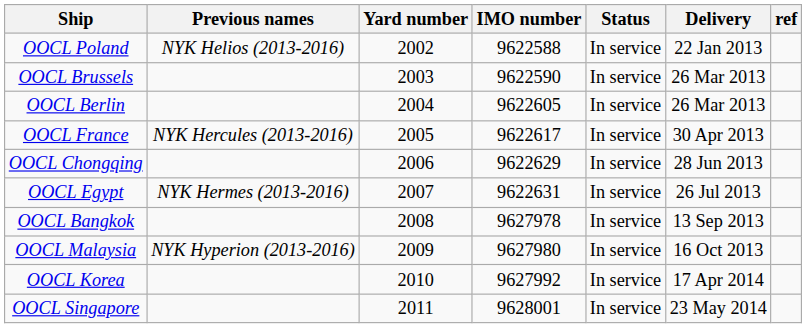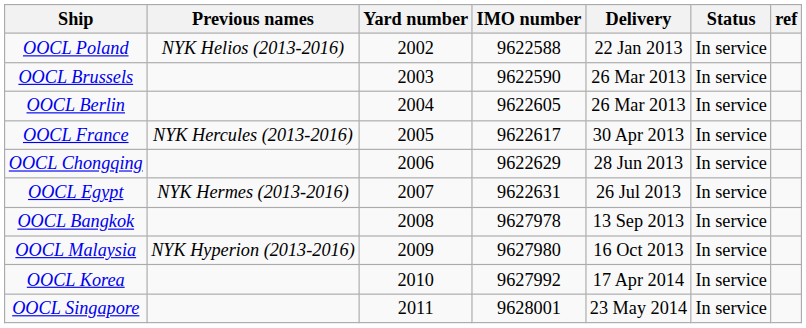columns swapped: (718, 18) <-> (626, 18)
